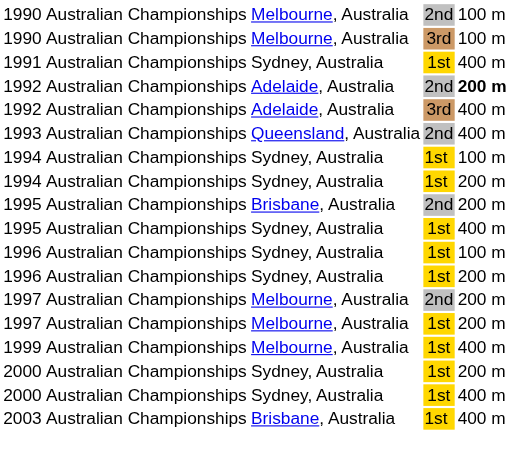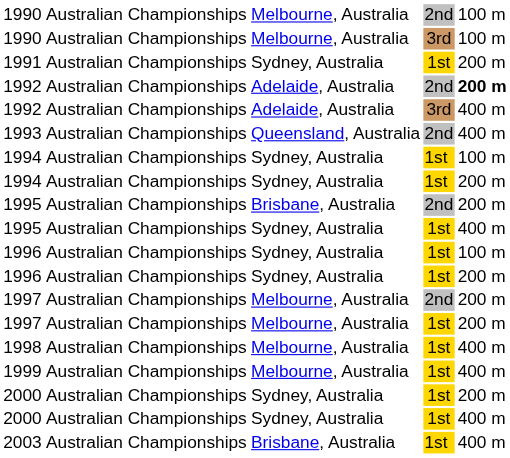(482, 62) 400 m -> (482, 62) 200 m
+ row: (22, 347)
